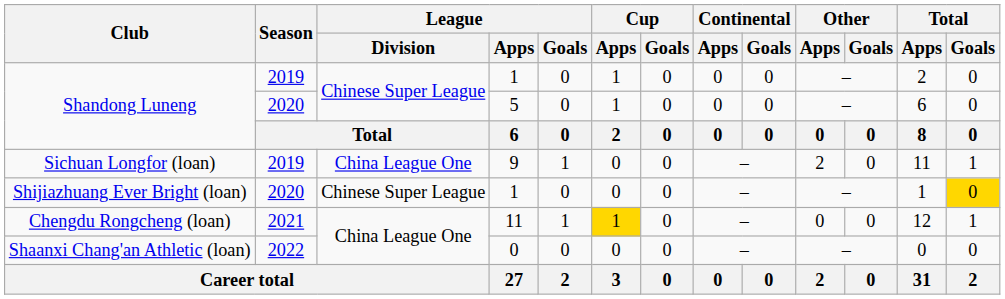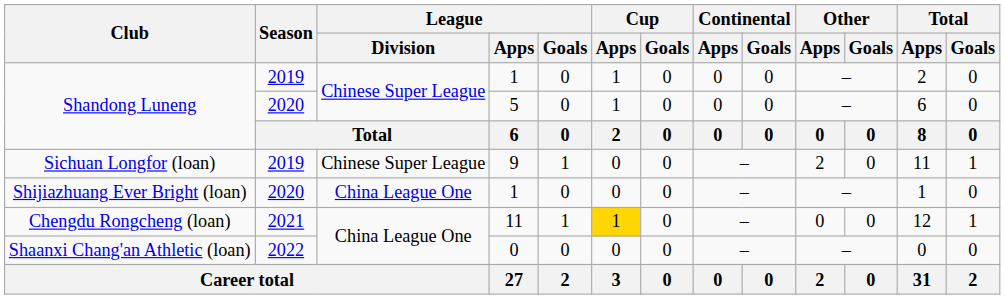(403, 163) China League One -> (403, 163) Chinese Super League
(403, 192) Chinese Super League -> (403, 192) China League One
(973, 192) gold background -> (973, 192) no background
